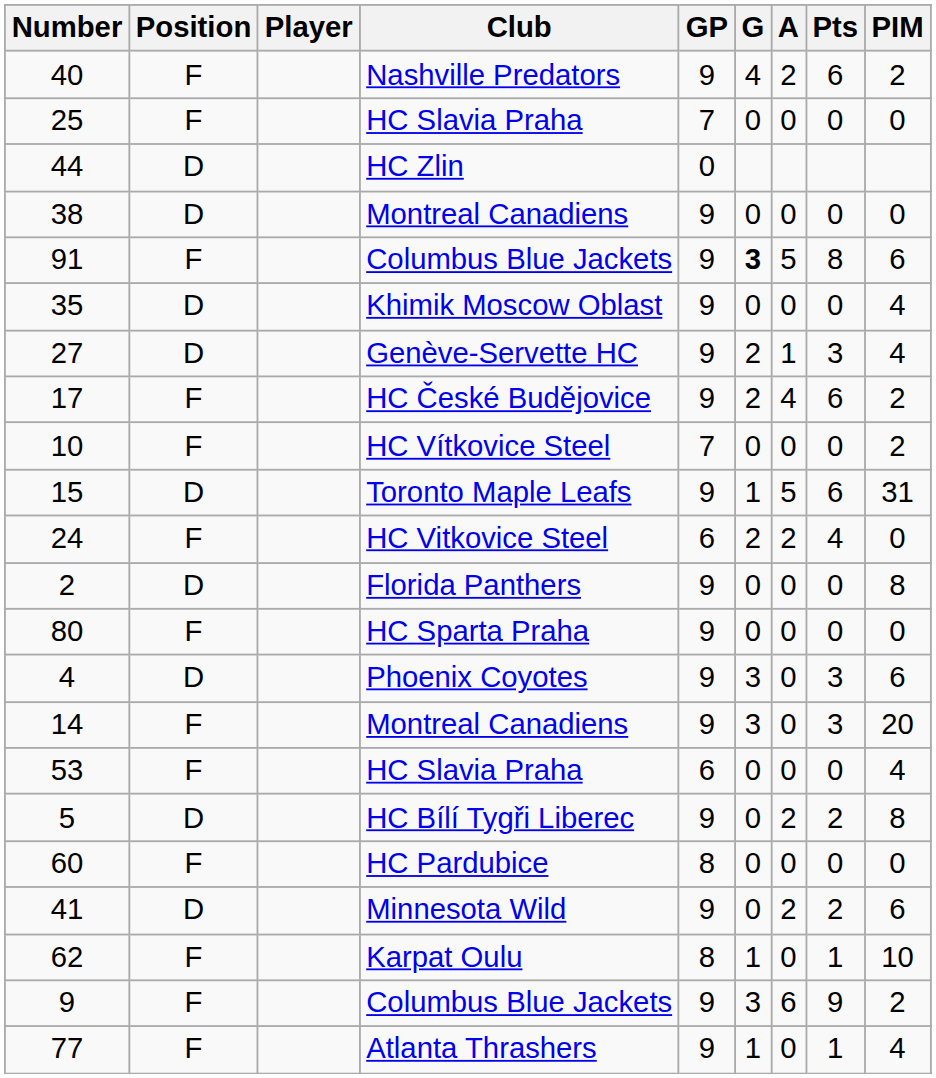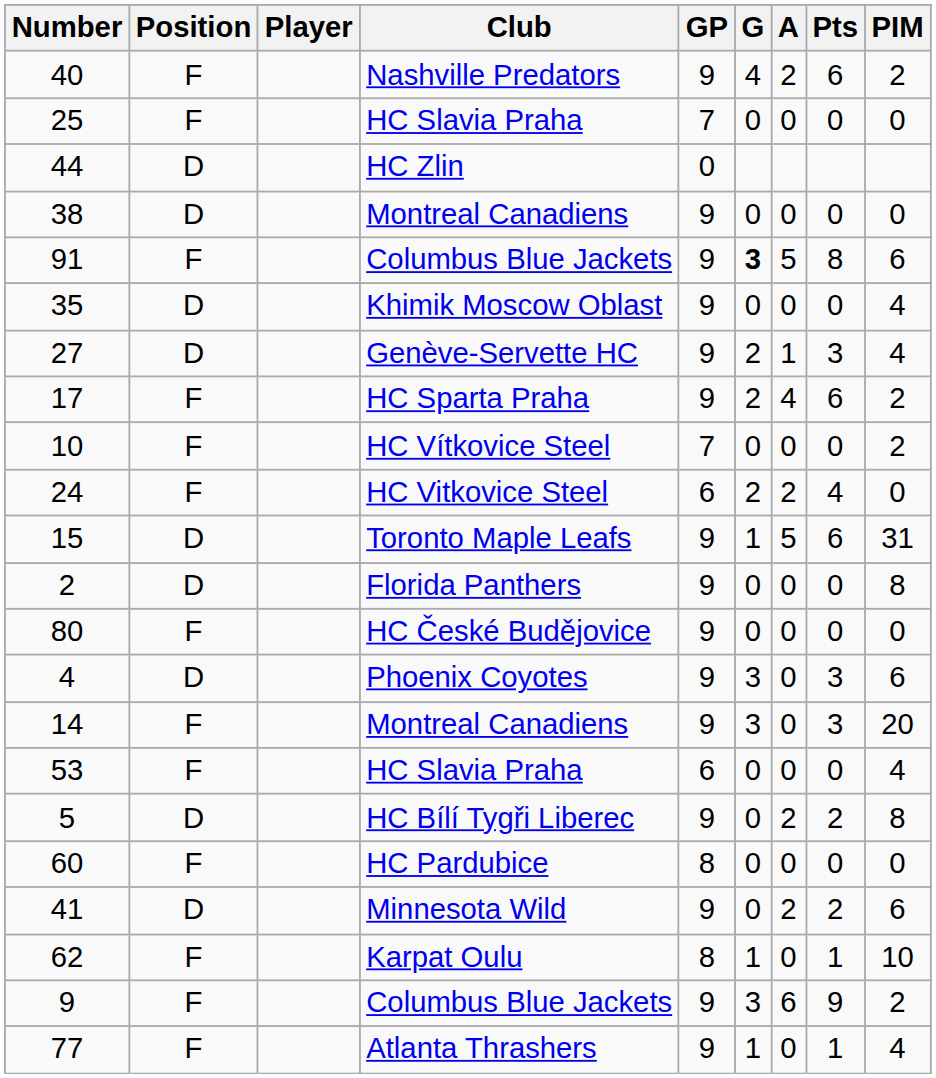(509, 399) HC České Budějovice -> (478, 399) HC Sparta Praha
rows swapped: (67, 538) <-> (67, 492)
(478, 631) HC Sparta Praha -> (509, 631) HC České Budějovice
